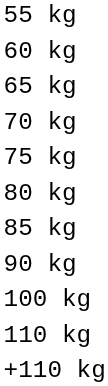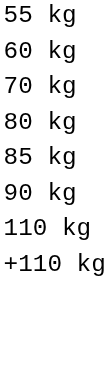- row: (40, 87)
- row: (40, 158)
- row: (47, 300)
